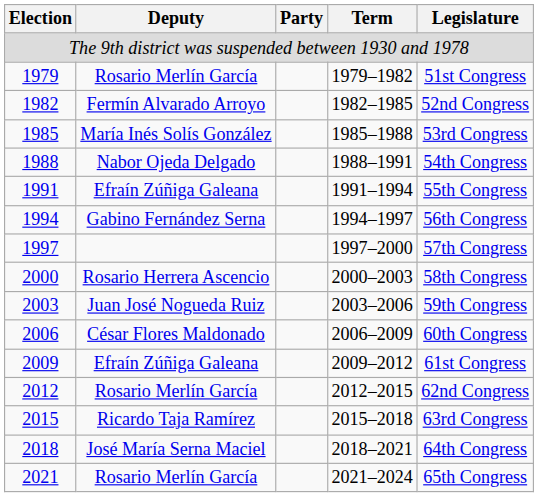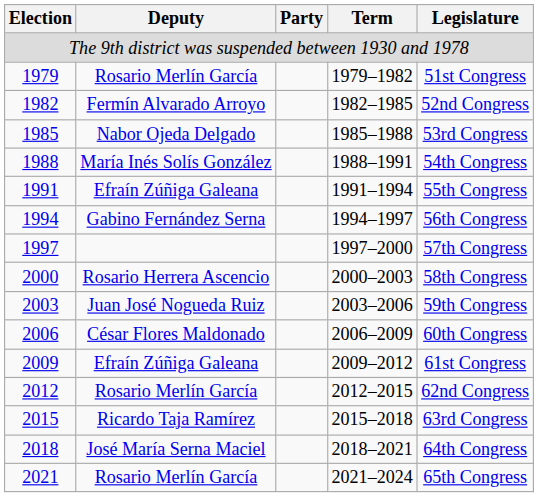(176, 133) María Inés Solís González -> (176, 133) Nabor Ojeda Delgado
(176, 162) Nabor Ojeda Delgado -> (176, 162) María Inés Solís González
